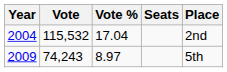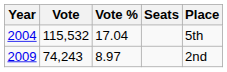(196, 35) 2nd -> (194, 35) 5th
(194, 56) 5th -> (196, 56) 2nd
